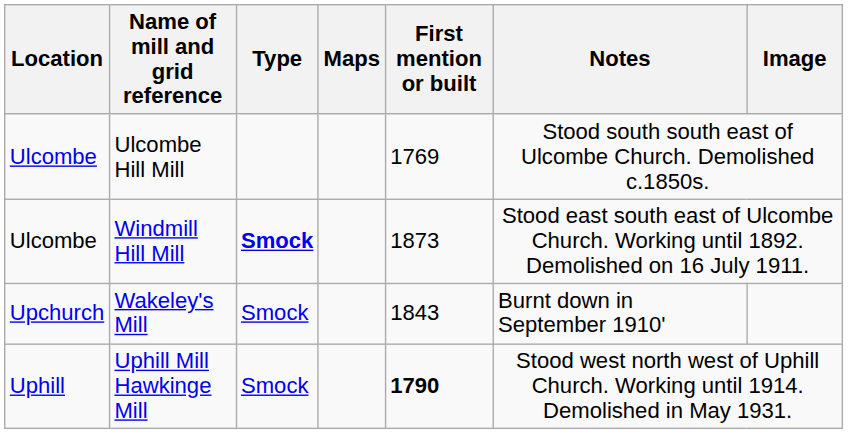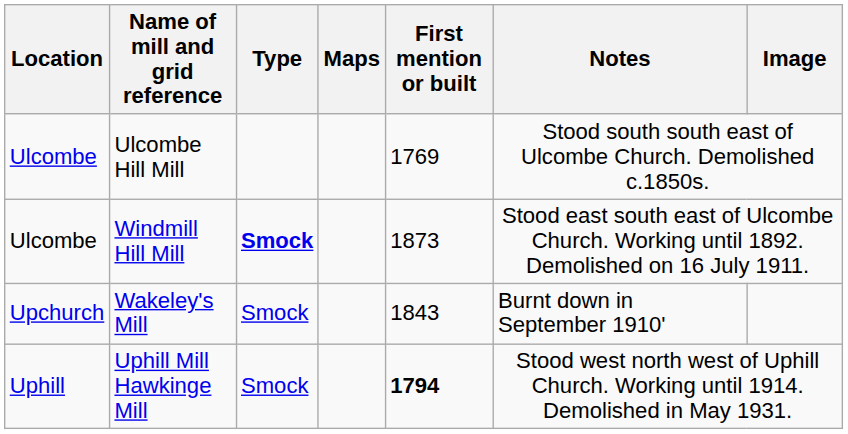(415, 385) 1790 -> (415, 385) 1794
